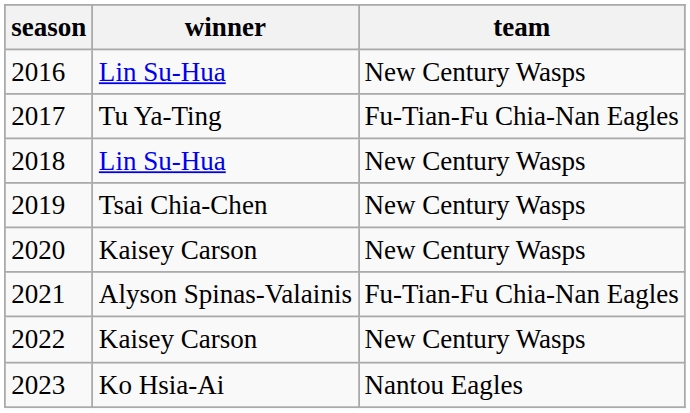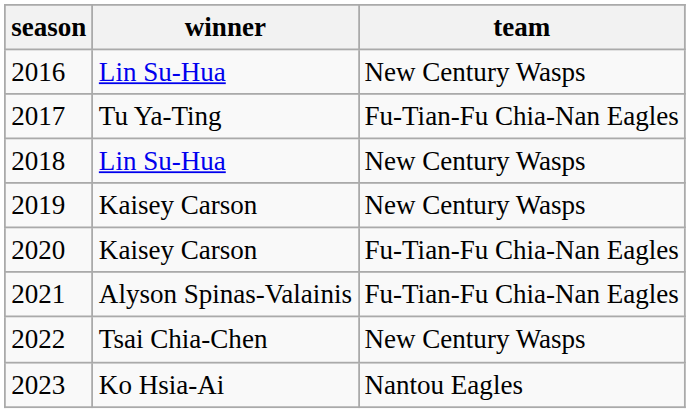(183, 205) Tsai Chia-Chen -> (178, 205) Kaisey Carson
(475, 250) New Century Wasps -> (522, 250) Fu-Tian-Fu Chia-Nan Eagles
(178, 339) Kaisey Carson -> (183, 339) Tsai Chia-Chen
